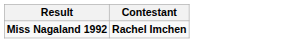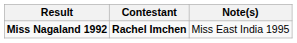+ column: (240, 12)
